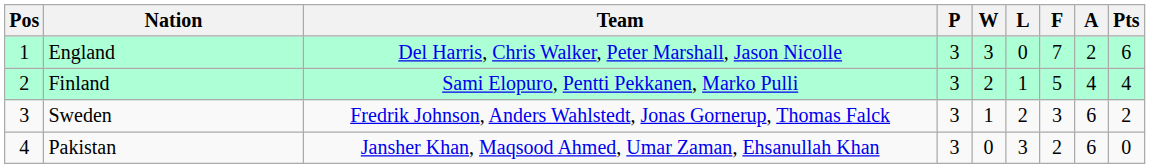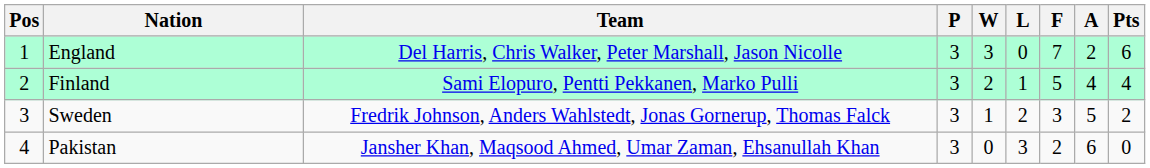(1091, 115) 6 -> (1091, 115) 5
